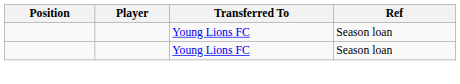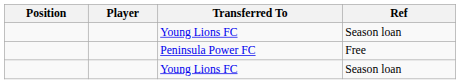+ row: (208, 50)
